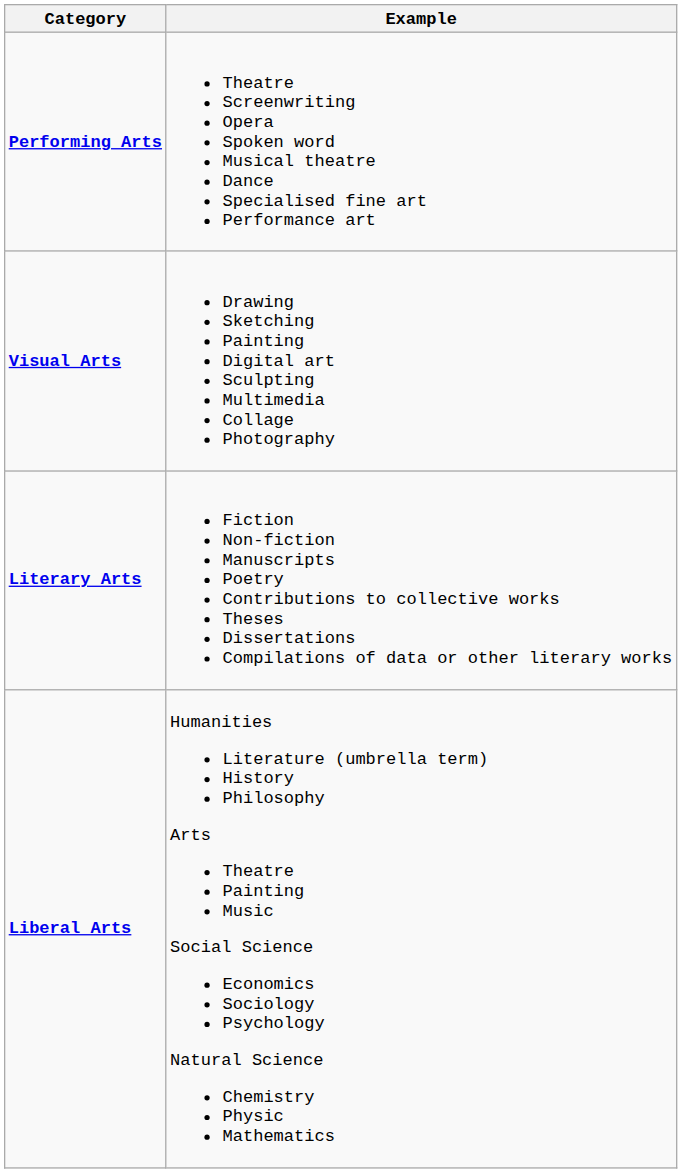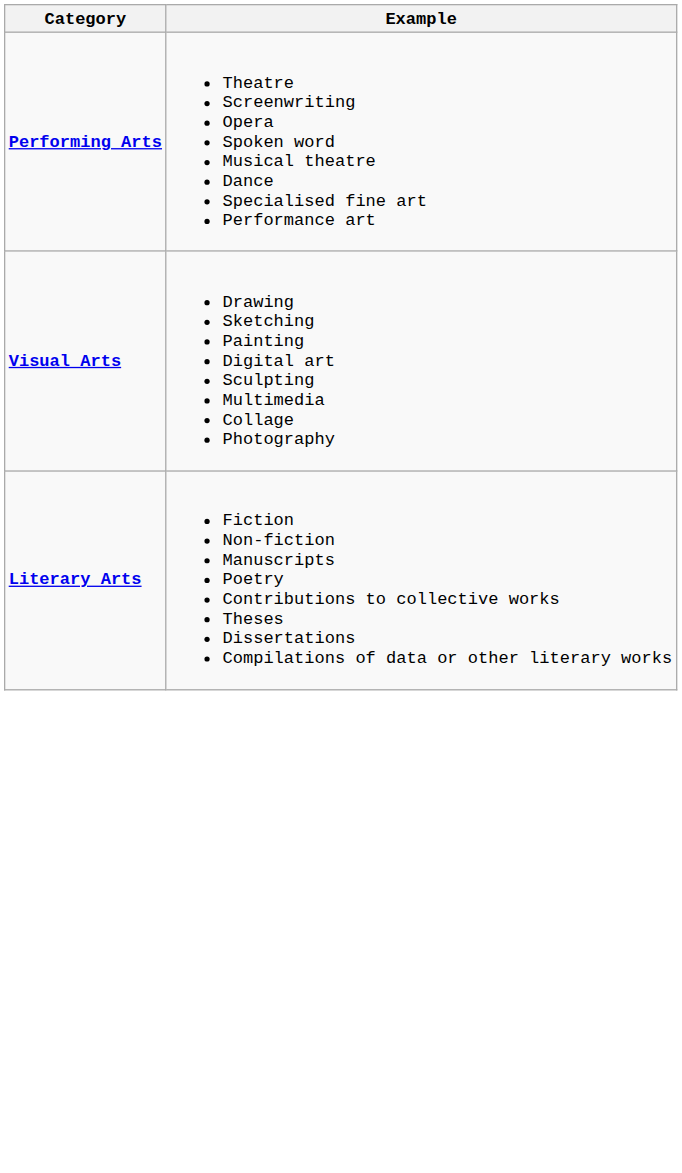- row: (70, 929)
